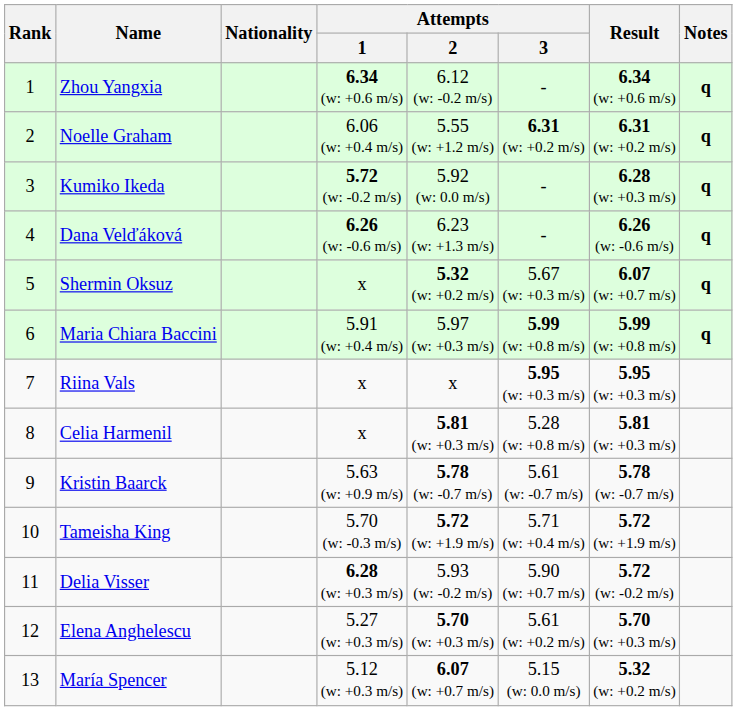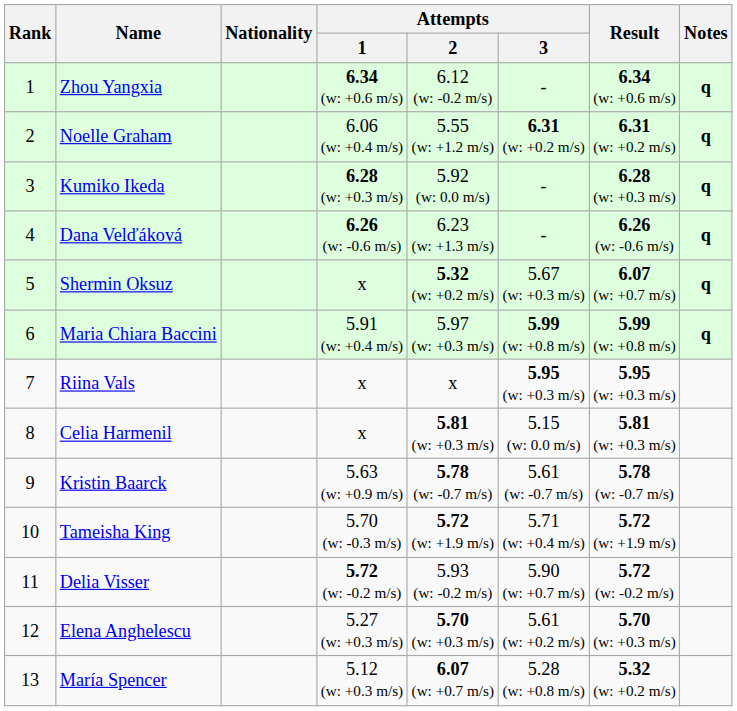(362, 185) 5.72 (w: -0.2 m/s) -> (362, 185) 6.28 (w: +0.3 m/s)
(544, 433) 5.28 (w: +0.8 m/s) -> (544, 433) 5.15 (w: 0.0 m/s)
(362, 581) 6.28 (w: +0.3 m/s) -> (362, 581) 5.72 (w: -0.2 m/s)
(544, 680) 5.15 (w: 0.0 m/s) -> (544, 680) 5.28 (w: +0.8 m/s)
